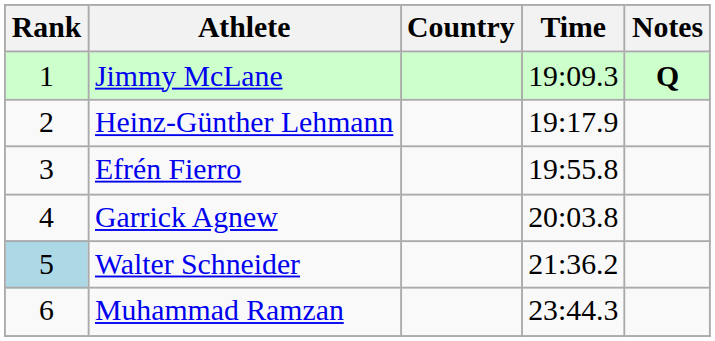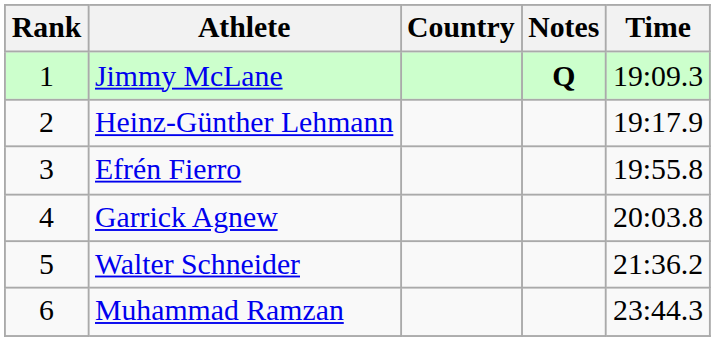columns swapped: (573, 28) <-> (668, 28)
(47, 264) lightblue background -> (47, 264) no background
